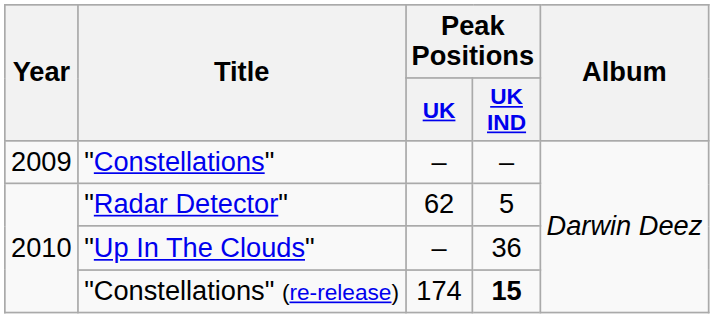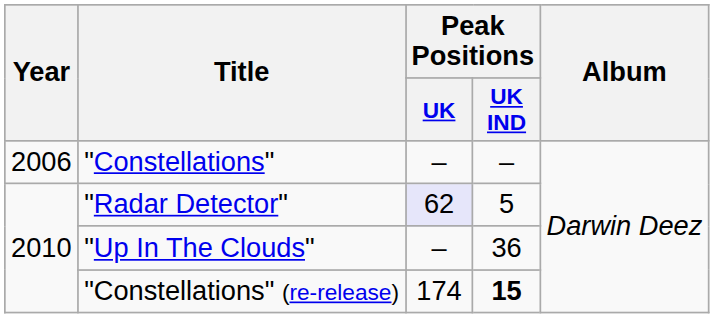(41, 161) 2009 -> (41, 161) 2006
(439, 204) no background -> (439, 204) lavender background
